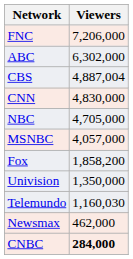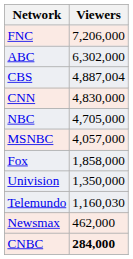(99, 160) 1,858,200 -> (99, 160) 1,858,000
